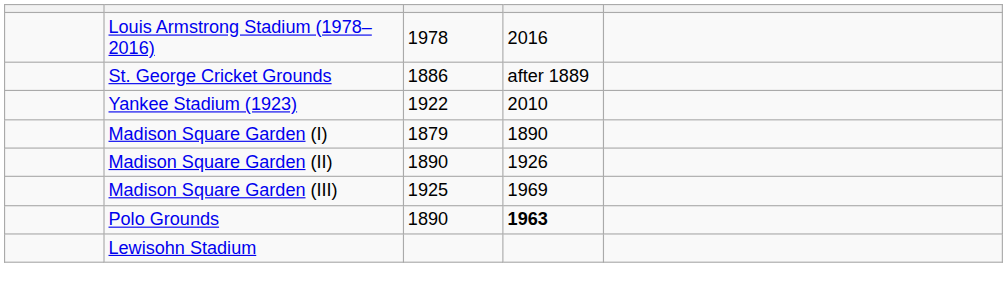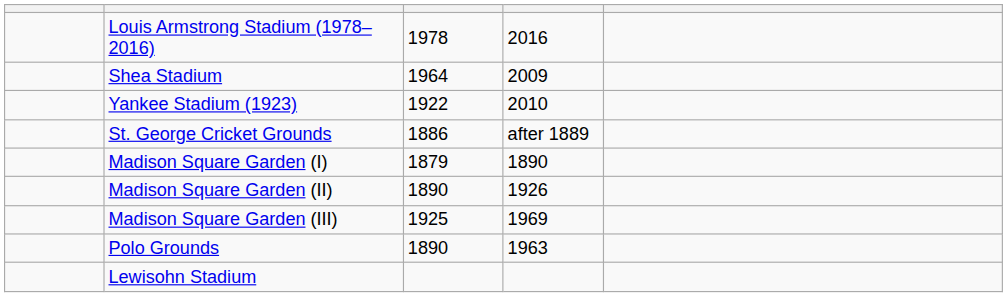+ row: (165, 76)
rows swapped: (203, 104) <-> (220, 76)
(528, 219) bold -> (528, 248) normal
